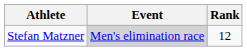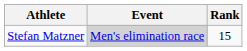(225, 35) 12 -> (225, 35) 15
